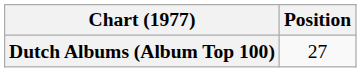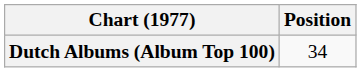(318, 50) 27 -> (318, 50) 34
